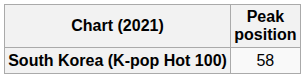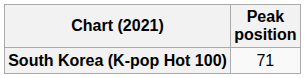(265, 60) 58 -> (265, 60) 71
